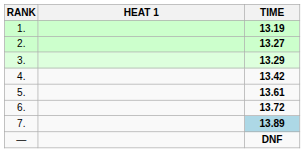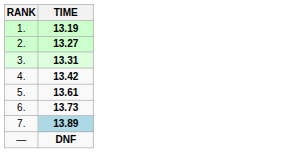- column: (141, 13)
(272, 60) 13.29 -> (66, 60) 13.31
(272, 108) 13.72 -> (66, 108) 13.73
